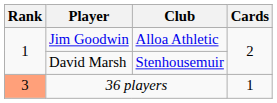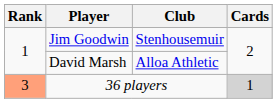(177, 39) Alloa Athletic -> (180, 39) Stenhousemuir
(180, 62) Stenhousemuir -> (177, 62) Alloa Athletic
(250, 86) no background -> (250, 86) lightgrey background
